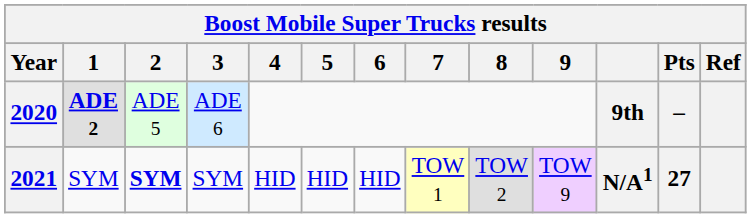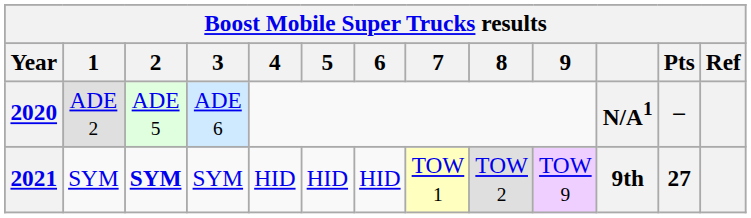(93, 113) bold -> (93, 113) normal
(628, 113) 9th -> (628, 113) N/A1
(628, 179) N/A1 -> (628, 179) 9th
